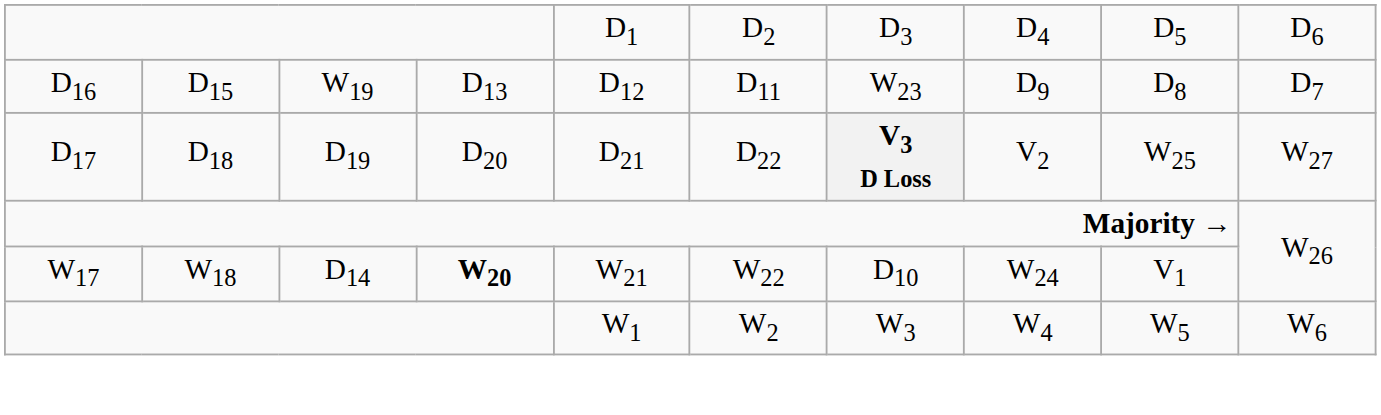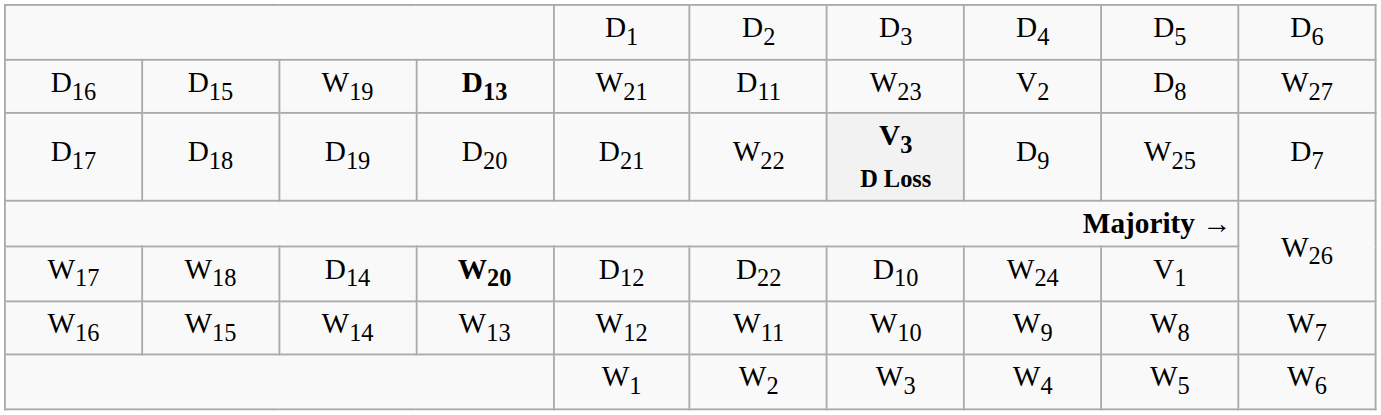(485, 85) normal -> (485, 85) bold
(622, 85) D12 -> (622, 85) W21
(1033, 85) D9 -> (1033, 85) V2
(1307, 85) D7 -> (1307, 85) W27
(759, 156) D22 -> (759, 156) W22
(1033, 156) V2 -> (1033, 156) D9
(1307, 156) W27 -> (1307, 156) D7
(622, 273) W21 -> (622, 273) D12
(759, 273) W22 -> (759, 273) D22
+ row: (73, 327)
